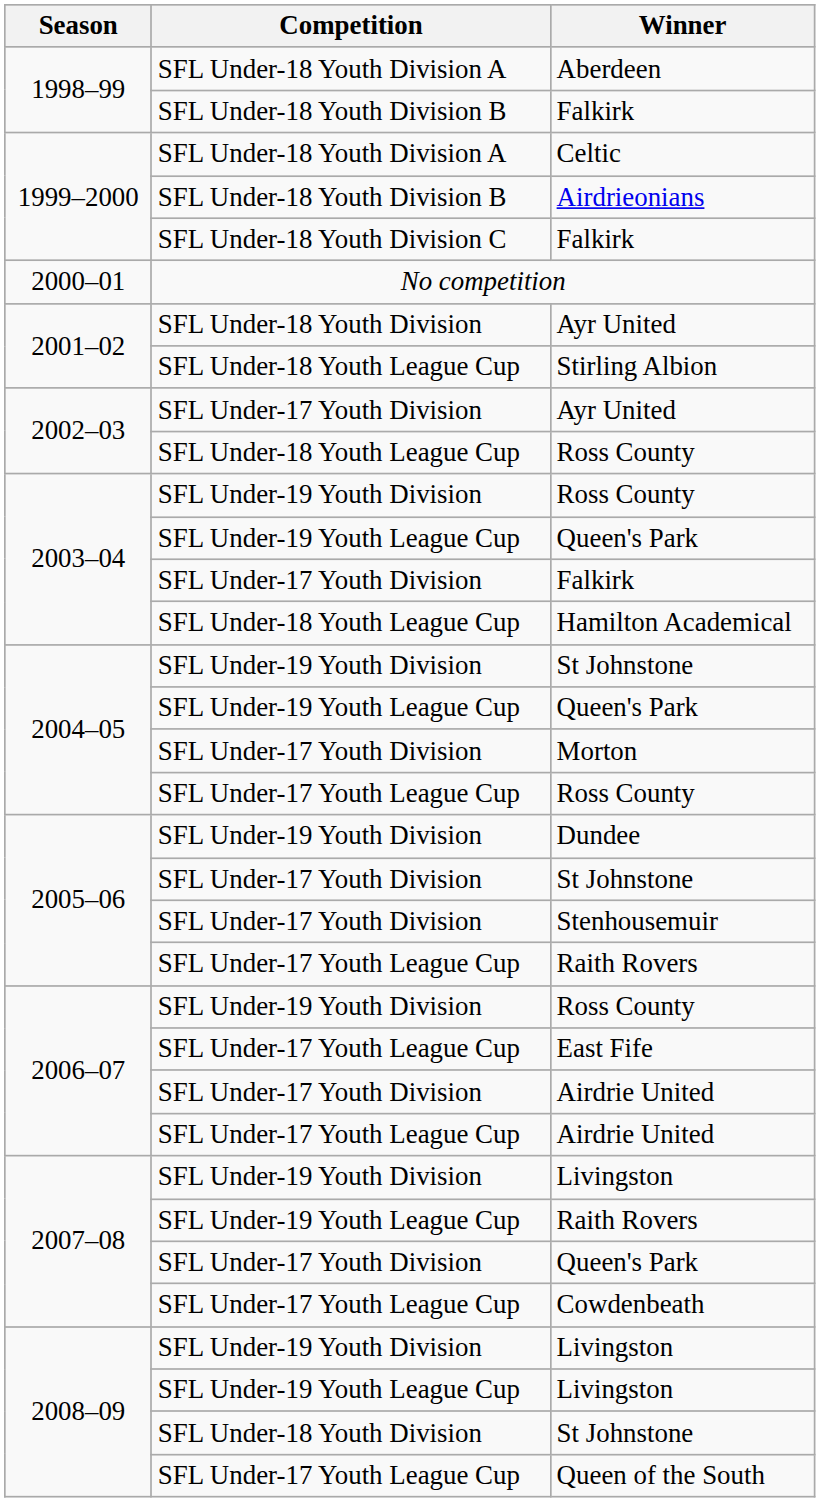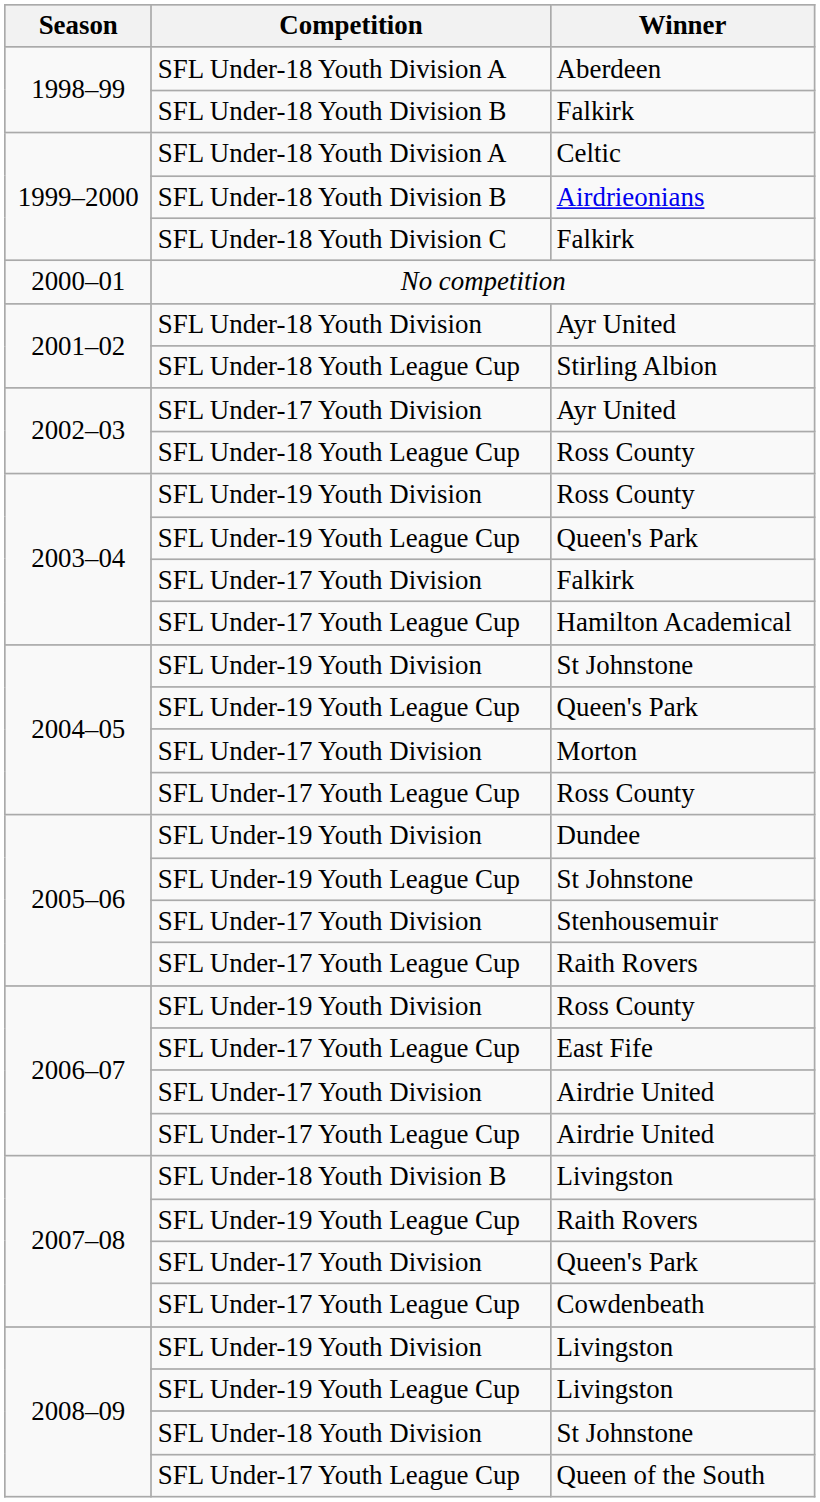(339, 622) SFL Under-18 Youth League Cup -> (339, 622) SFL Under-17 Youth League Cup
(320, 878) SFL Under-17 Youth Division -> (339, 878) SFL Under-19 Youth League Cup
(320, 1176) SFL Under-19 Youth Division -> (332, 1176) SFL Under-18 Youth Division B
